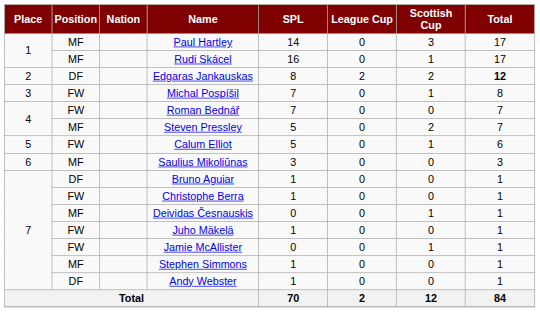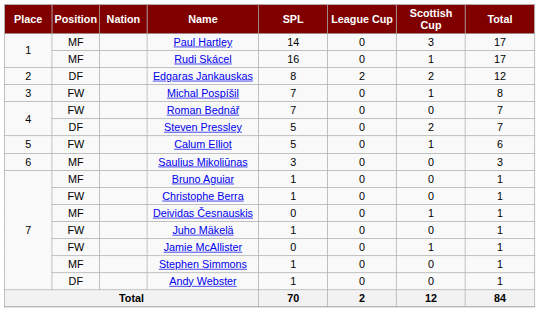(500, 76) bold -> (500, 76) normal
(76, 128) MF -> (76, 128) DF
(76, 179) DF -> (76, 179) MF
